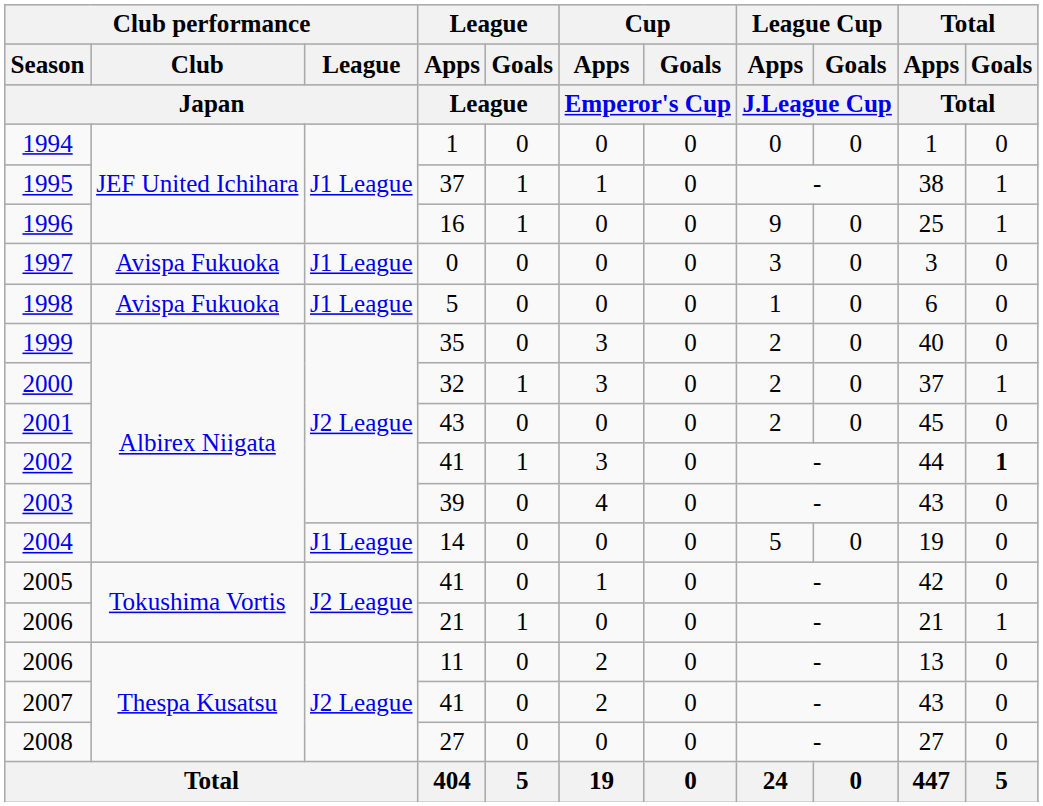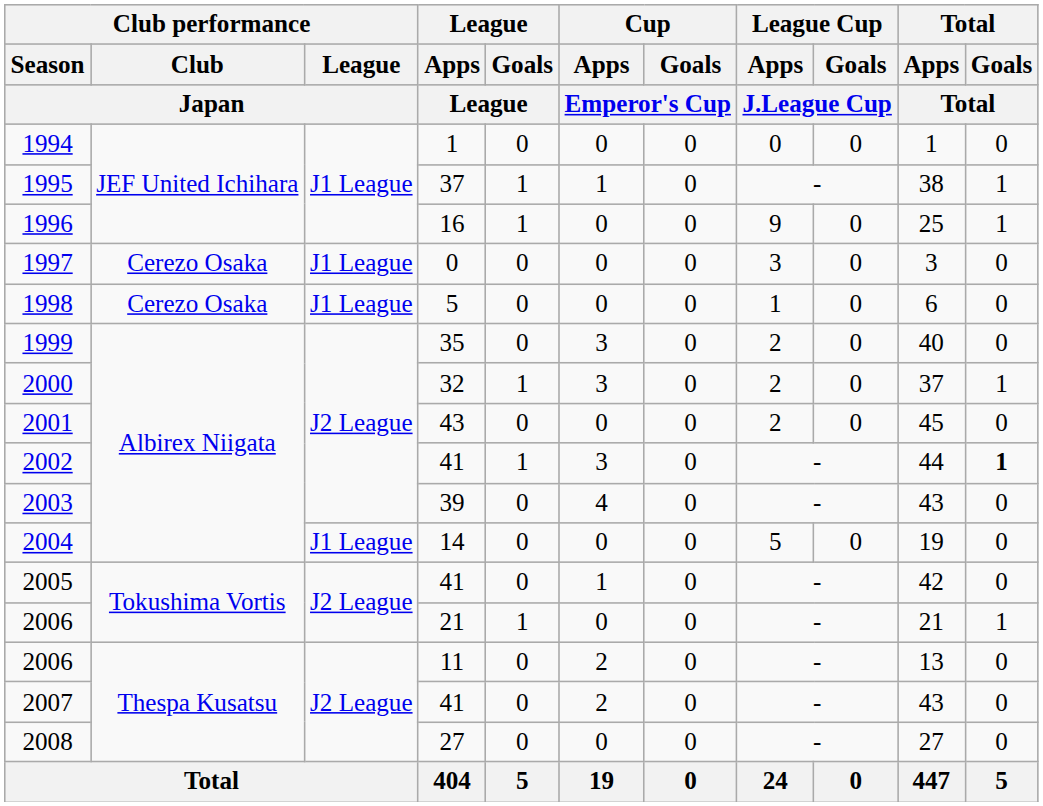(197, 263) Avispa Fukuoka -> (197, 263) Cerezo Osaka
(197, 303) Avispa Fukuoka -> (197, 303) Cerezo Osaka
